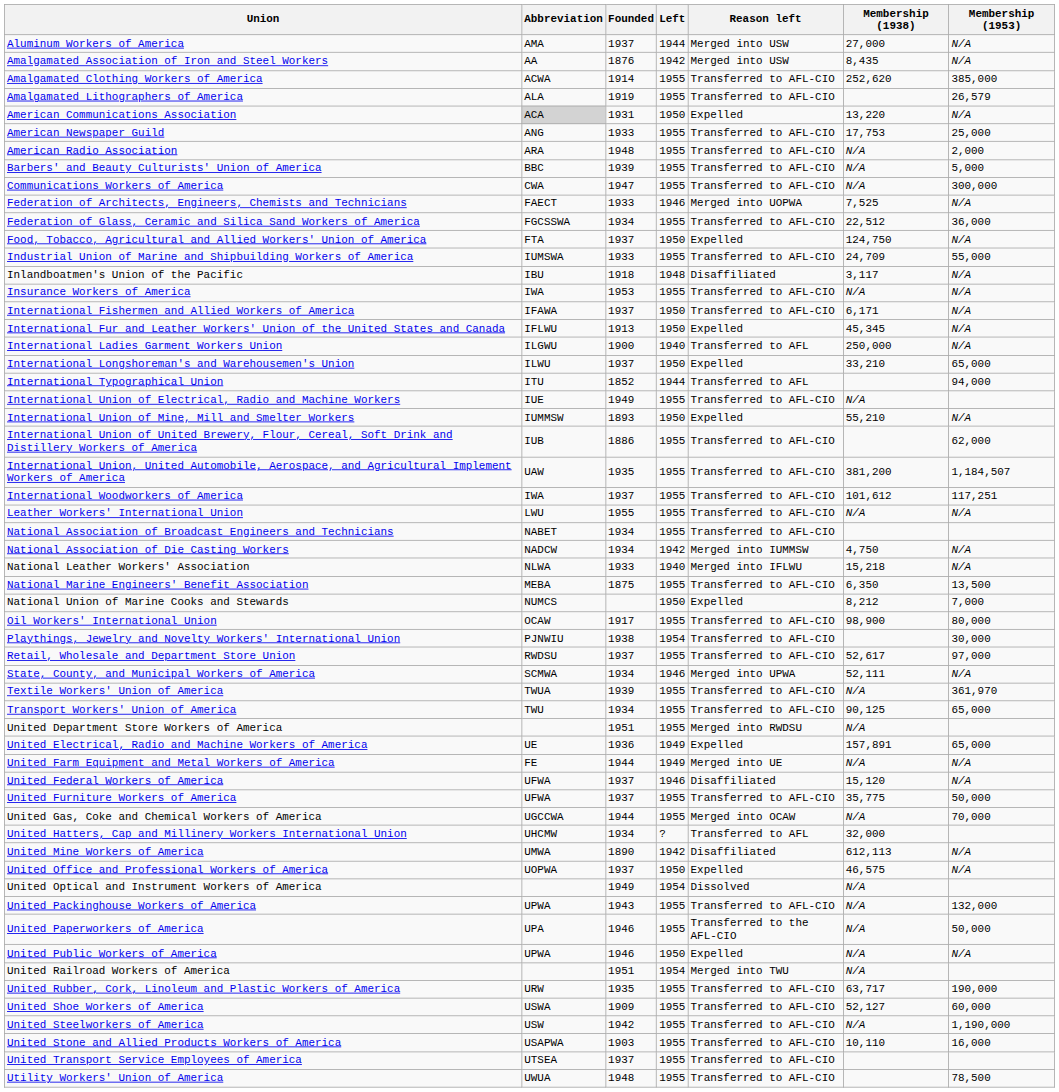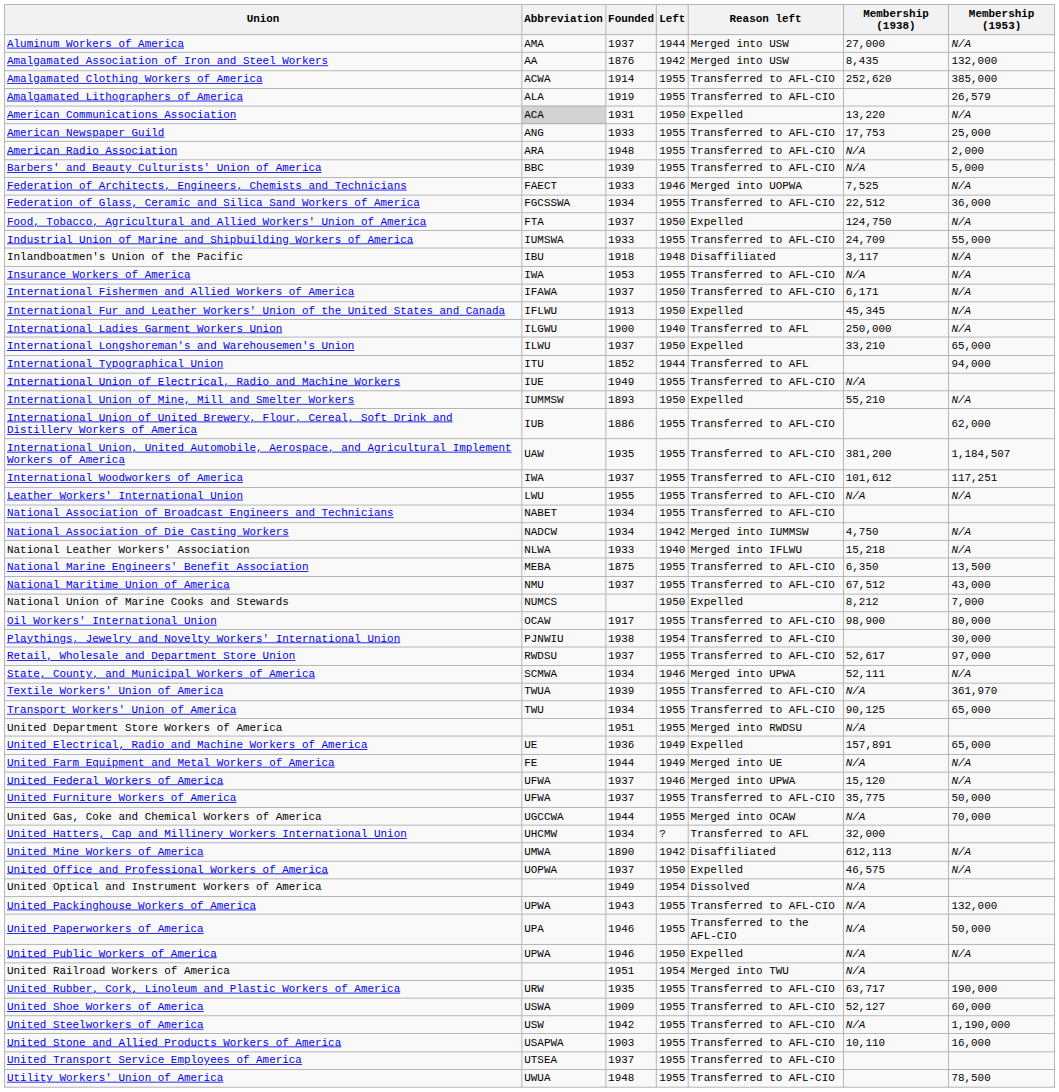(961, 62) N/A -> (974, 62) 132,000
- row: (115, 186)
+ row: (118, 585)
(733, 781) Disaffiliated -> (743, 781) Merged into UPWA
